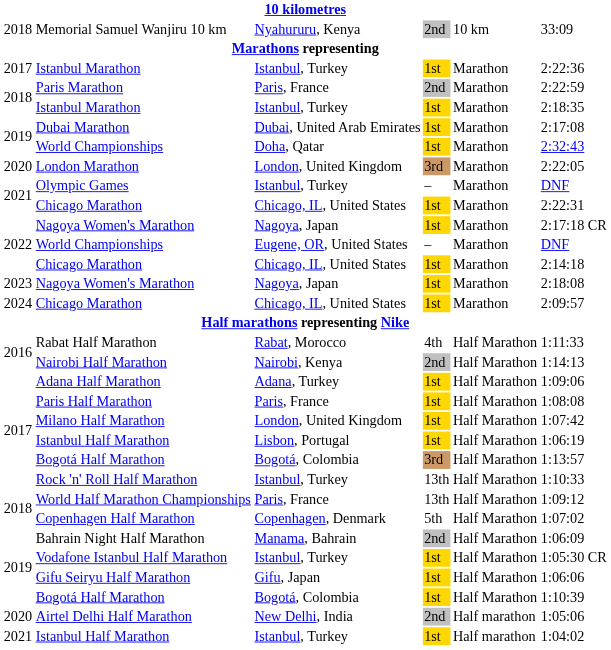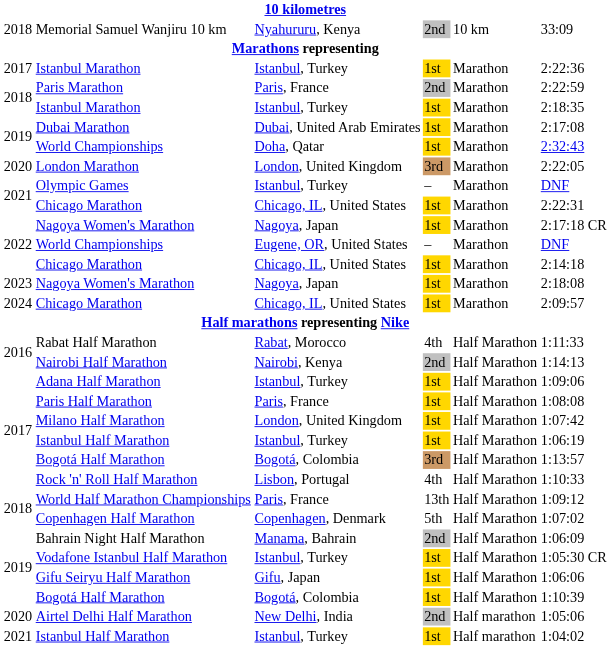(297, 381) Adana, Turkey -> (301, 381) Istanbul, Turkey
(302, 440) Lisbon, Portugal -> (301, 440) Istanbul, Turkey
(301, 479) Istanbul, Turkey -> (302, 479) Lisbon, Portugal
(437, 479) 13th -> (433, 479) 4th
